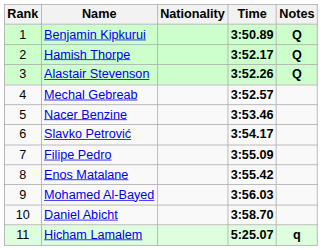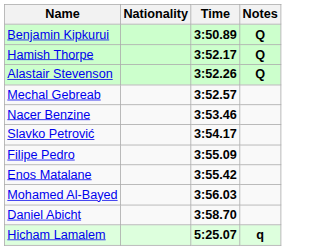- column: (23, 14)
